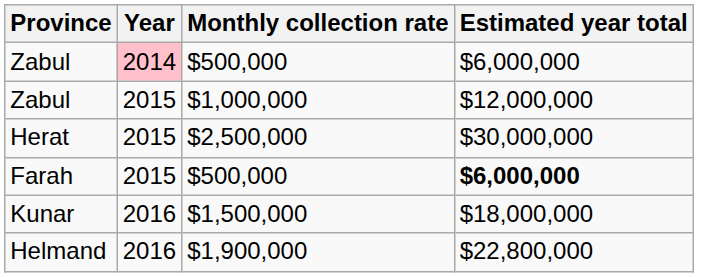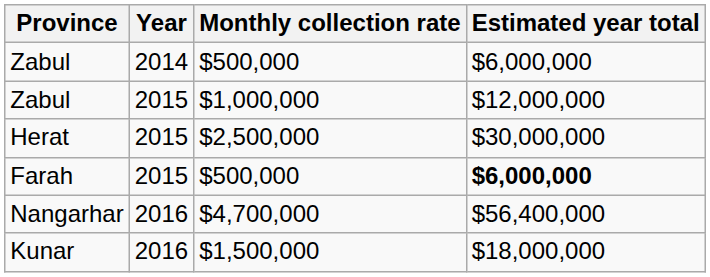(149, 61) pink background -> (161, 61) no background
+ row: (67, 213)
- row: (58, 251)
